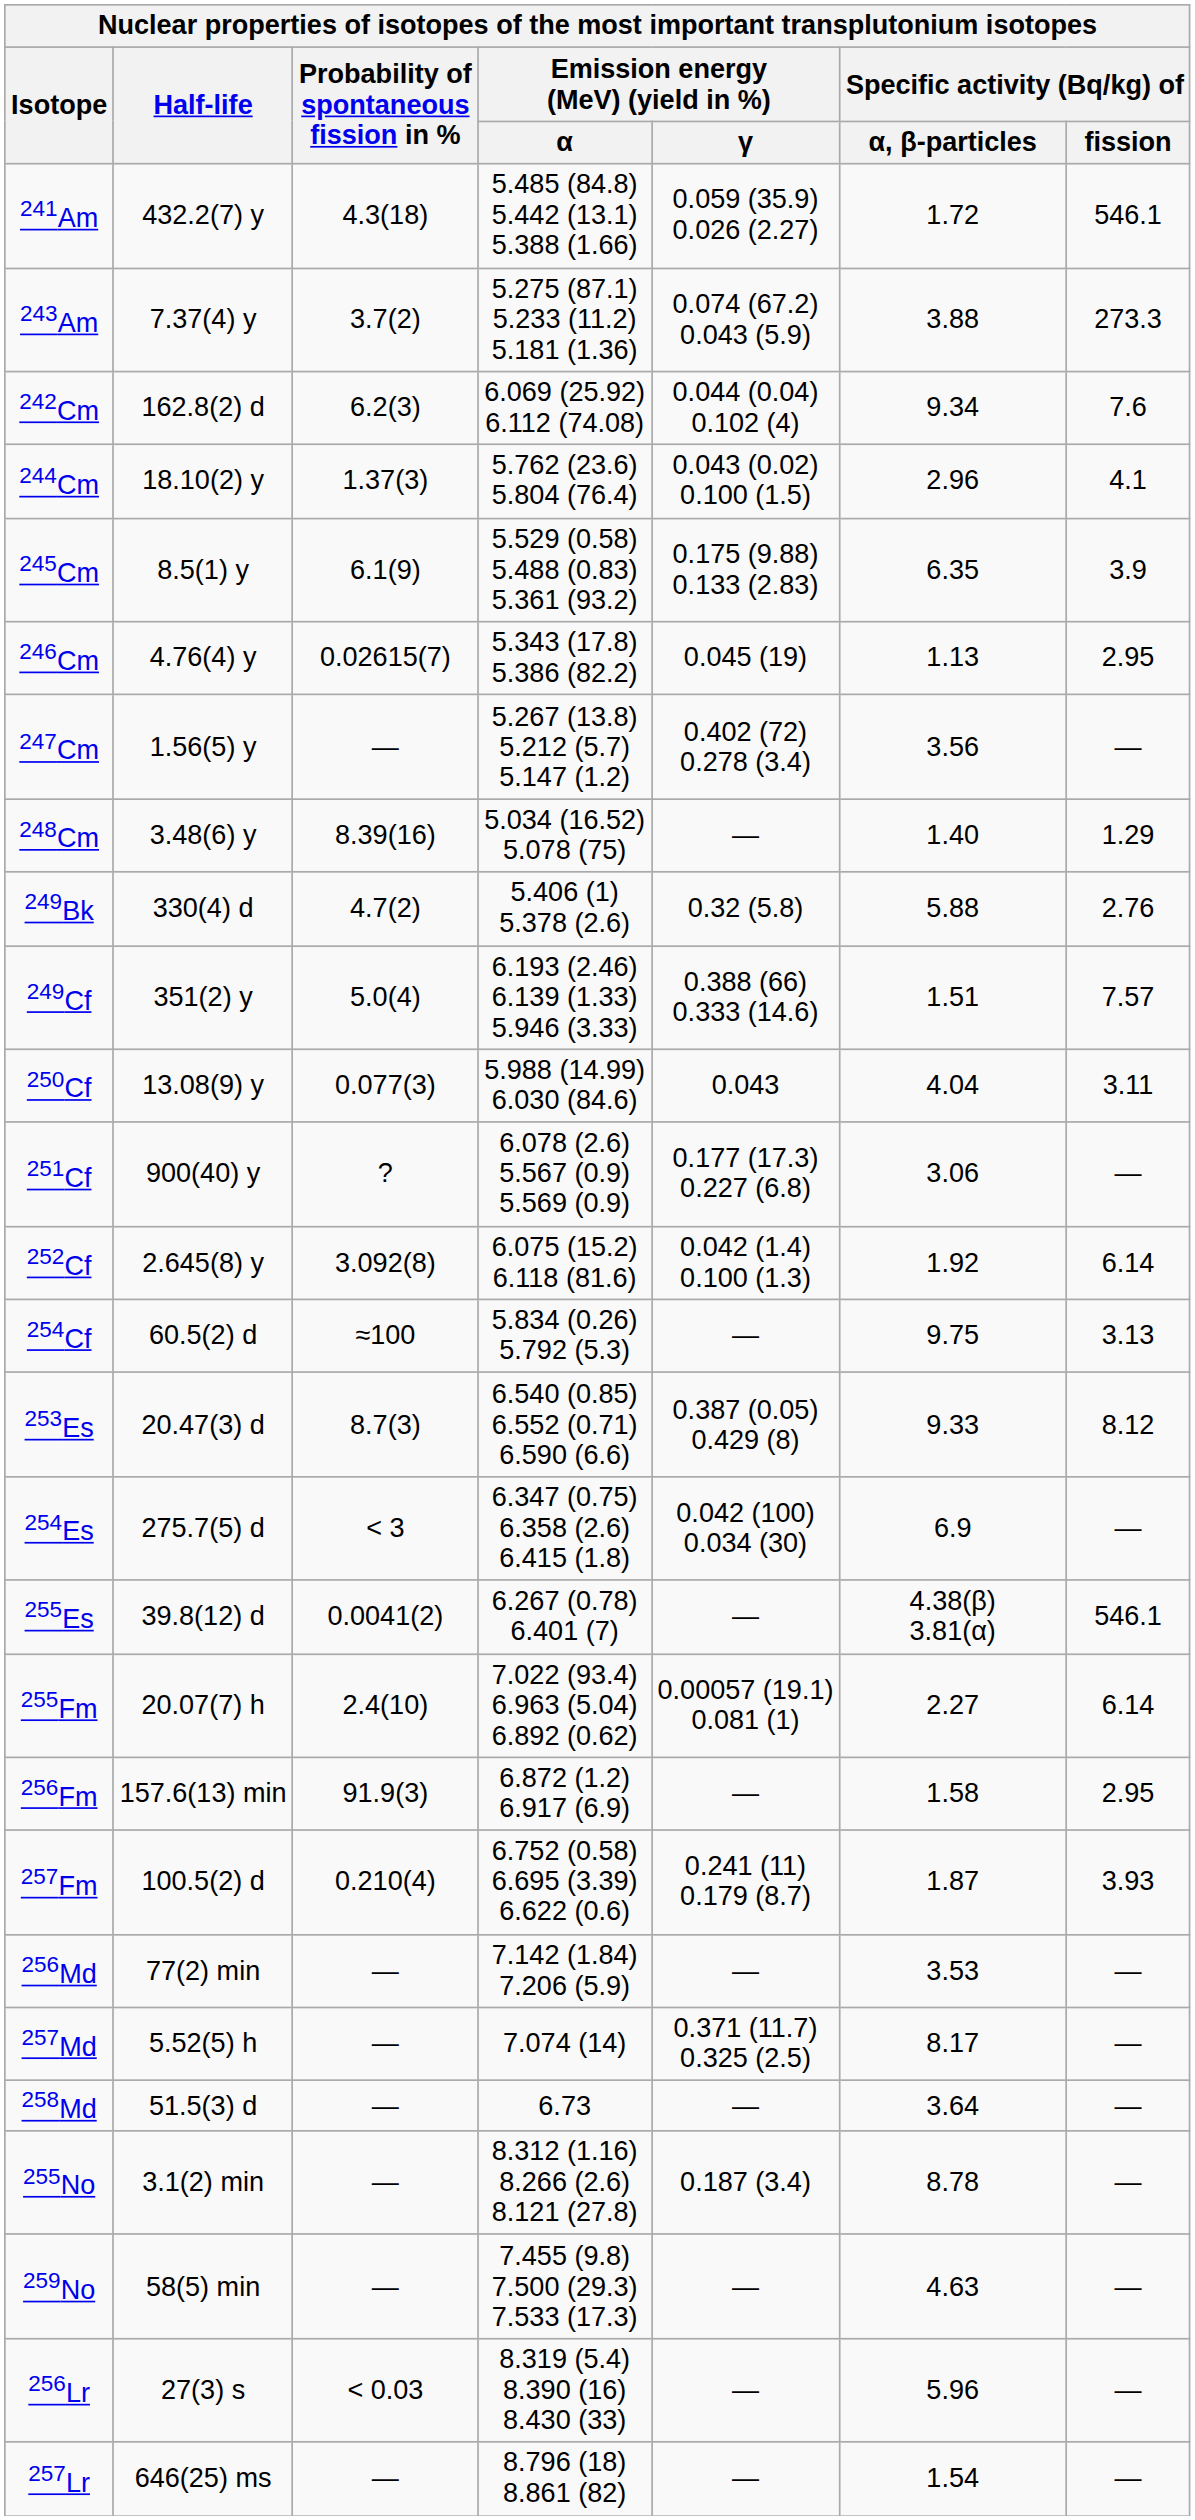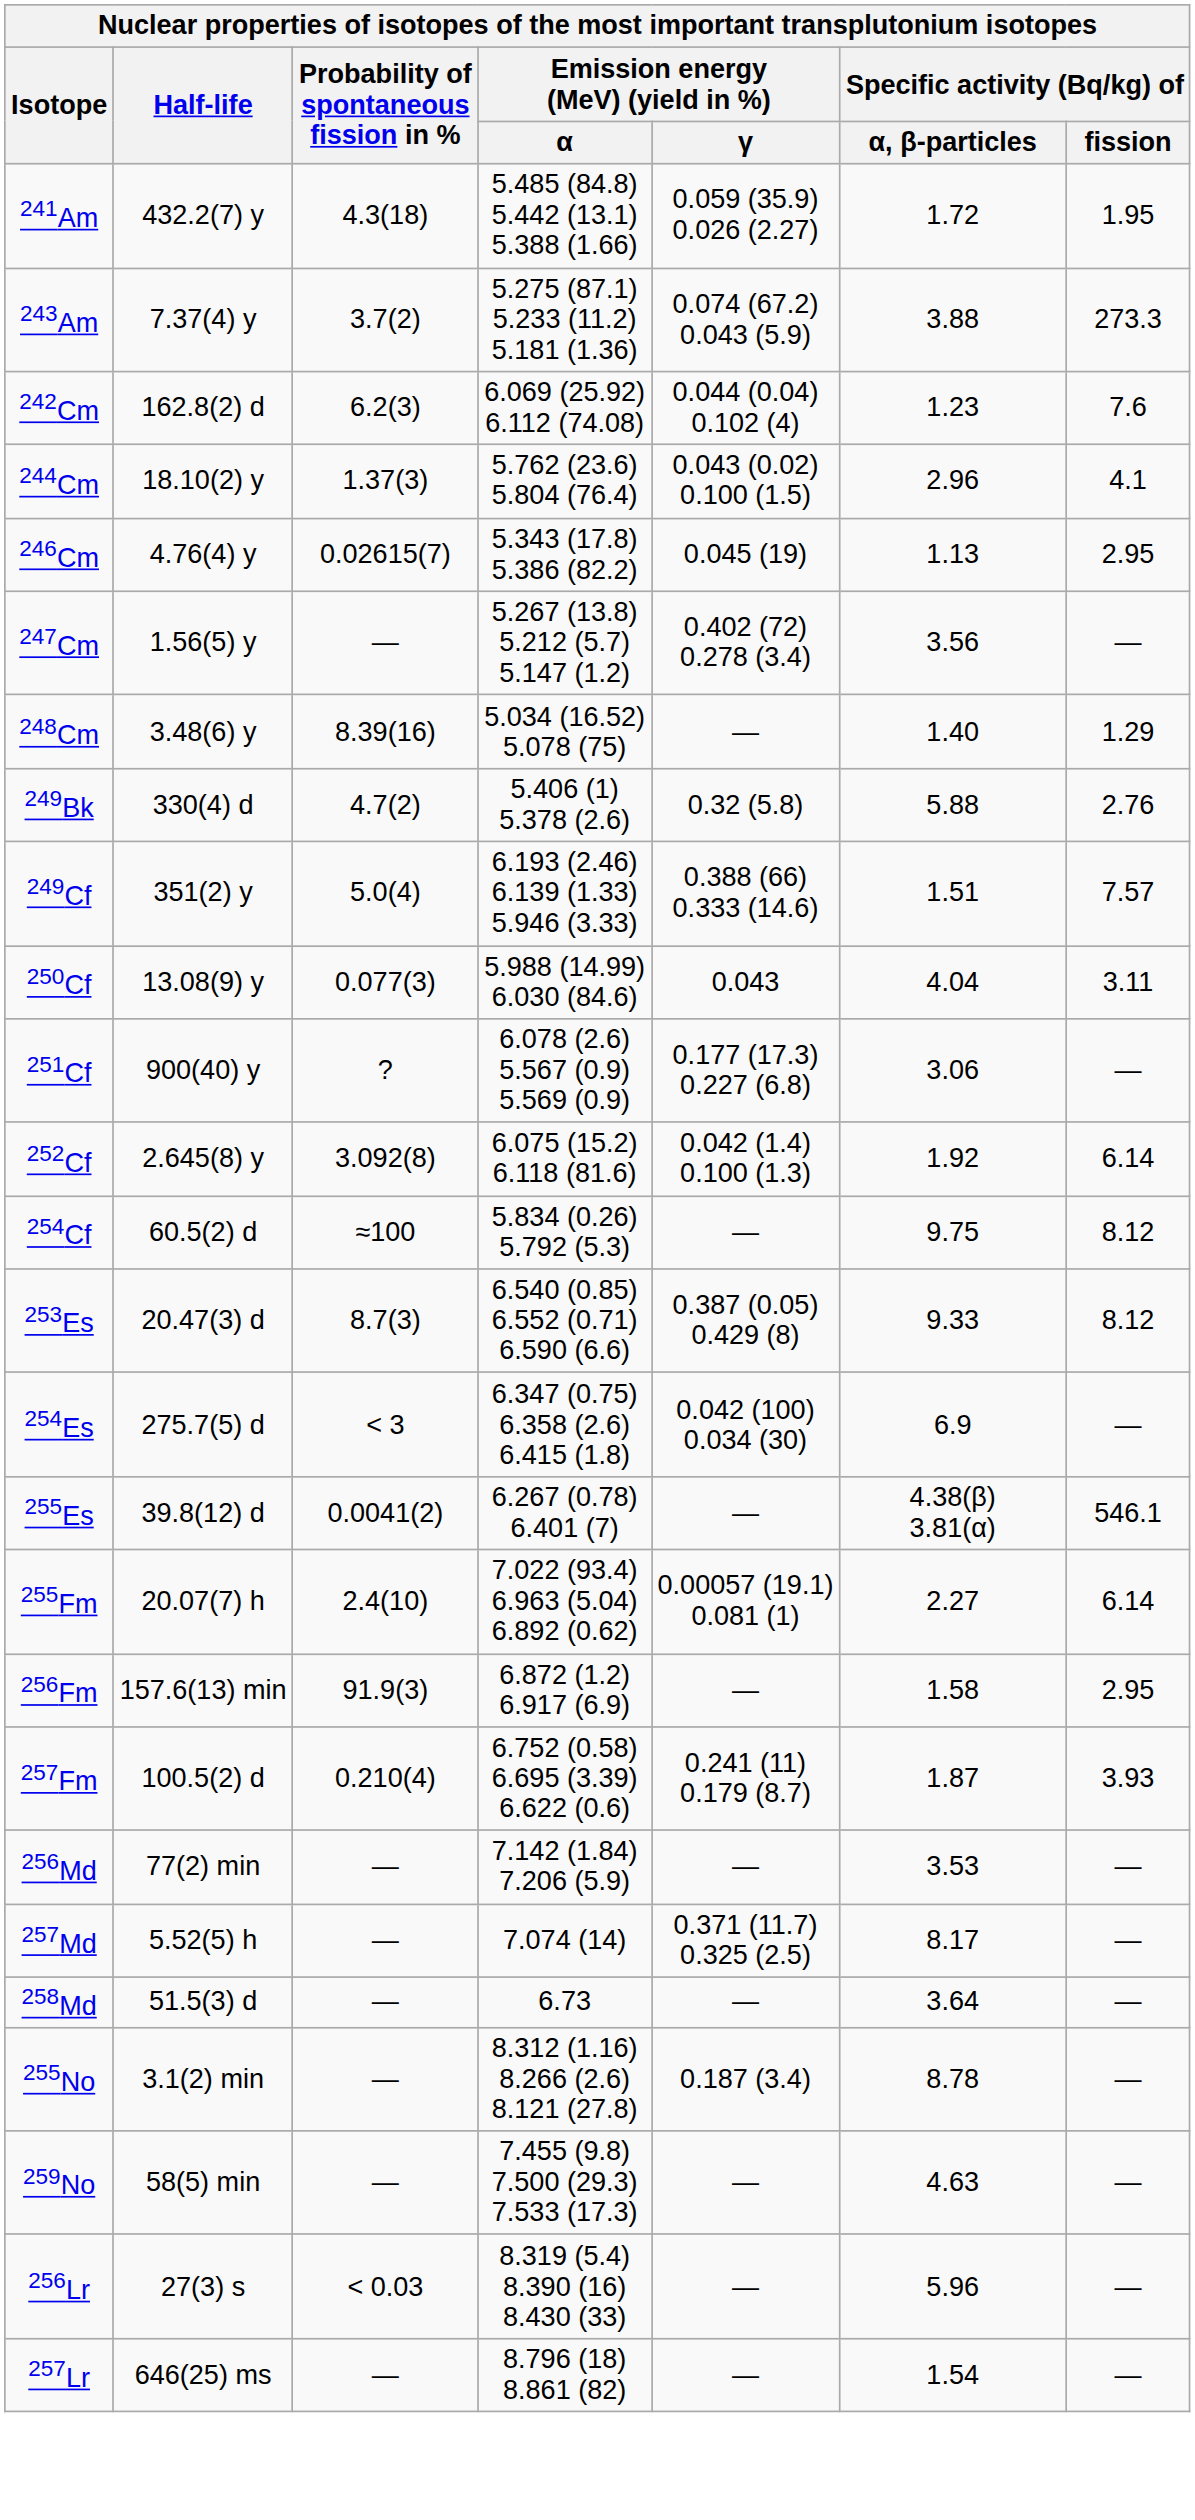(1128, 215) 546.1 -> (1128, 215) 1.95
(953, 407) 9.34 -> (953, 407) 1.23
- row: (59, 569)
(1128, 1335) 3.13 -> (1128, 1231) 8.12
